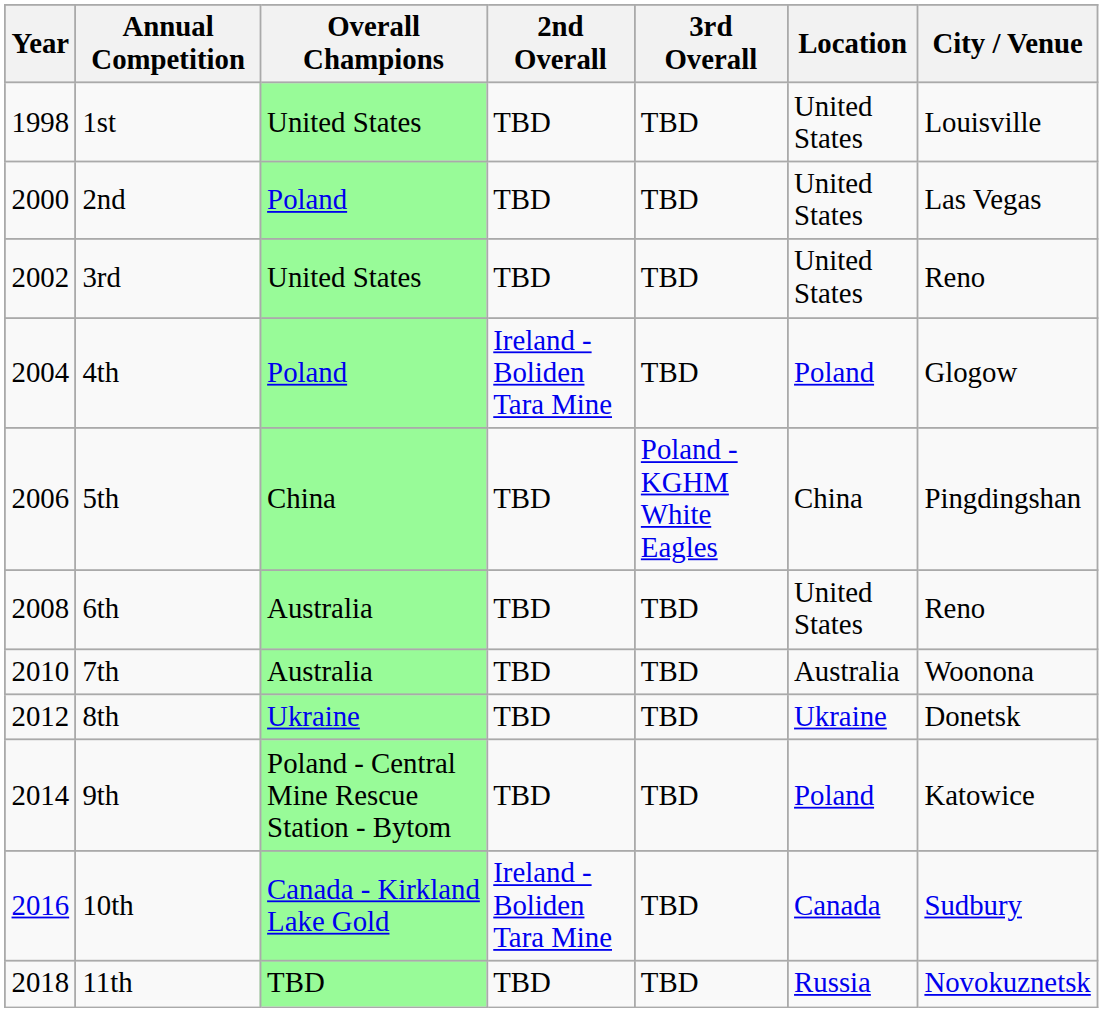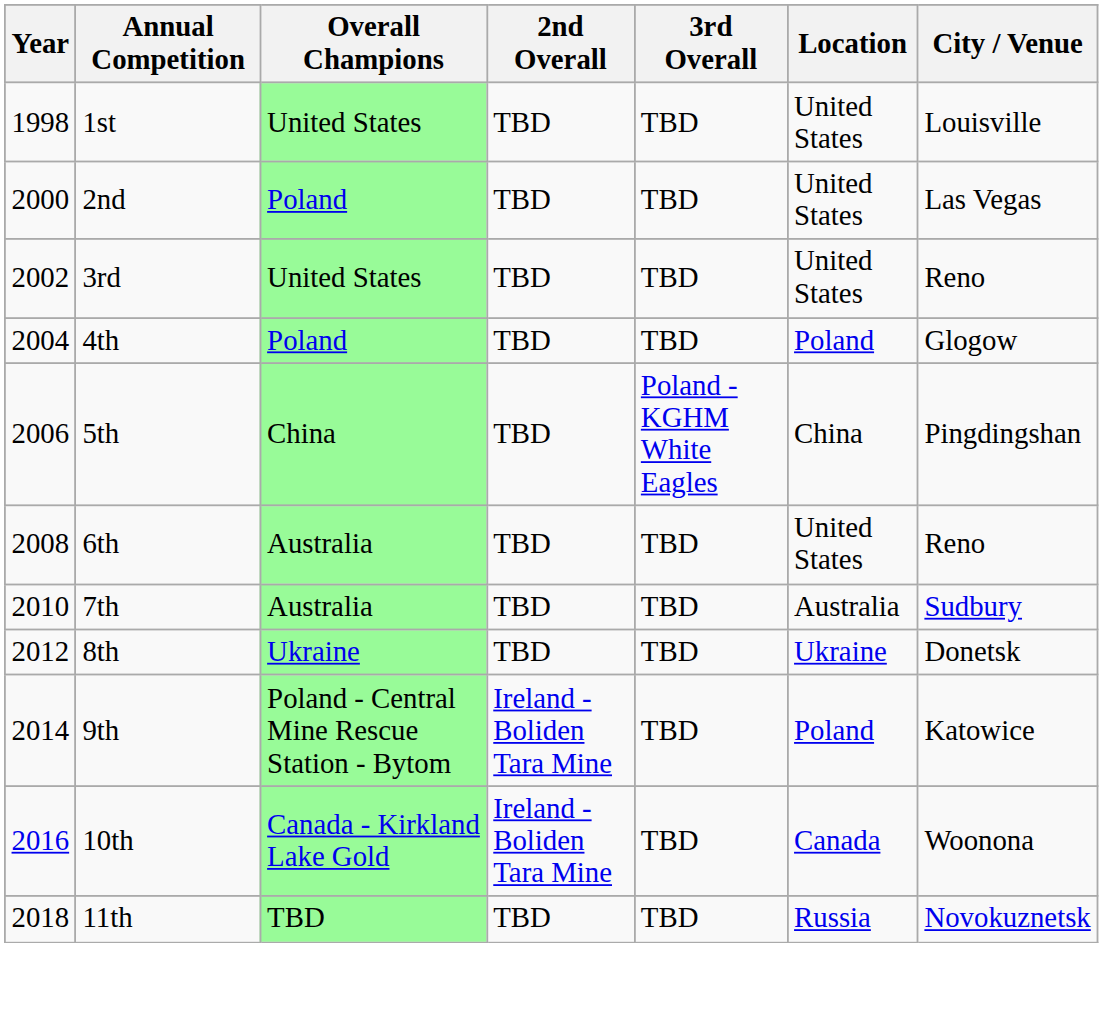(553, 372) Ireland - Boliden Tara Mine -> (522, 339) TBD
(979, 671) Woonona -> (973, 606) Sudbury
(522, 794) TBD -> (553, 730) Ireland - Boliden Tara Mine
(973, 905) Sudbury -> (979, 840) Woonona
